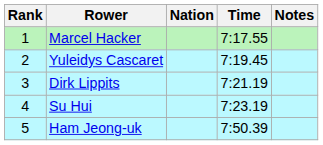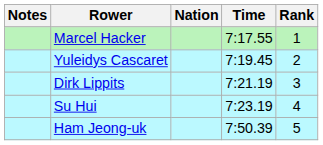columns swapped: (25, 15) <-> (294, 15)
